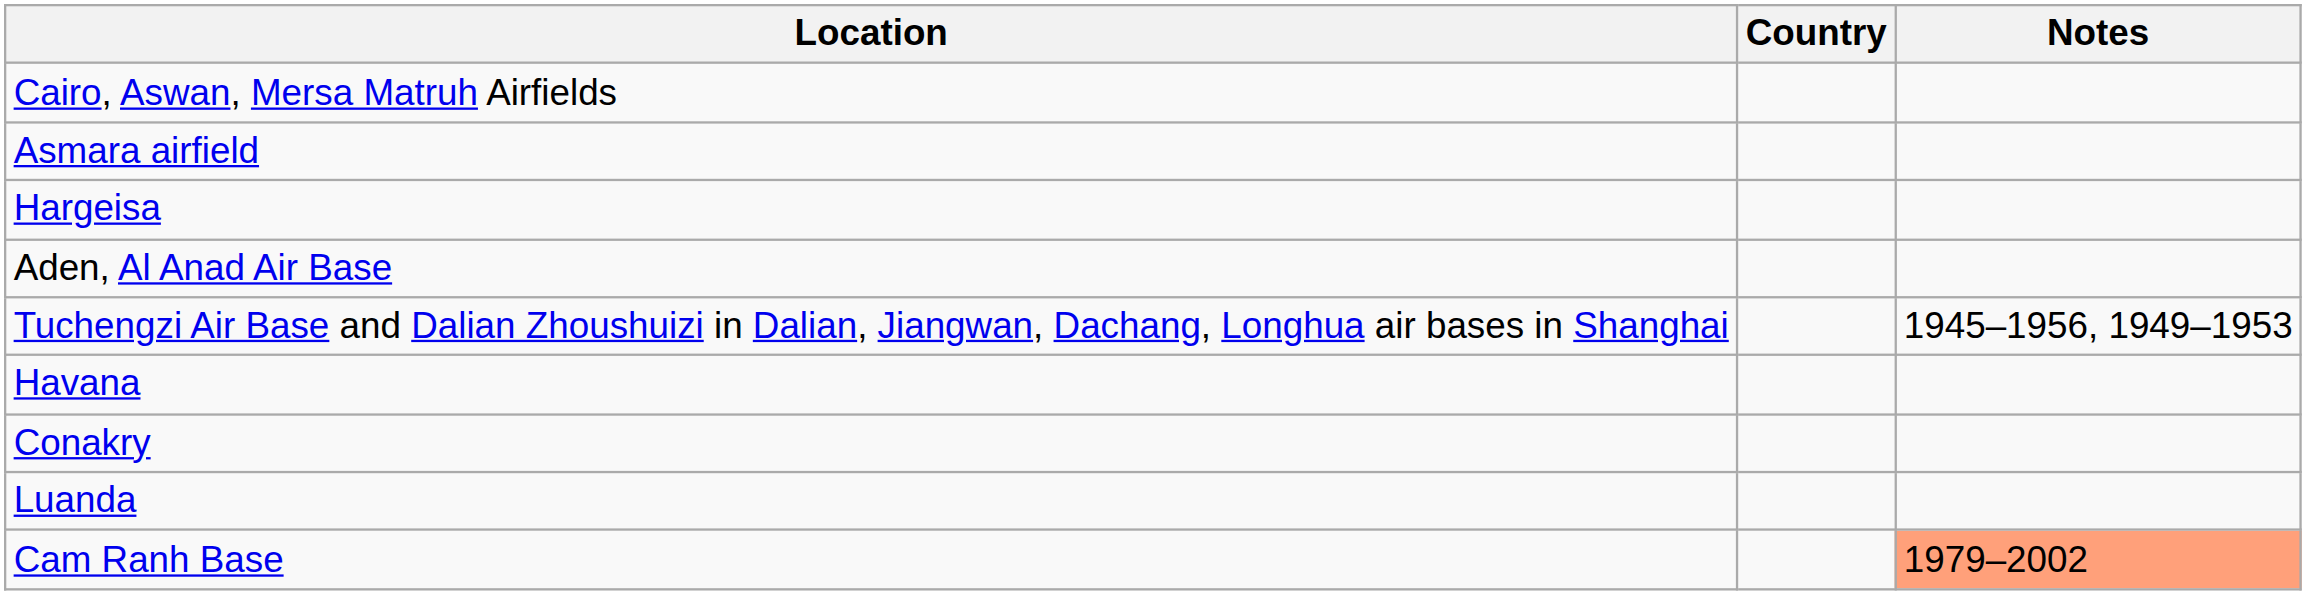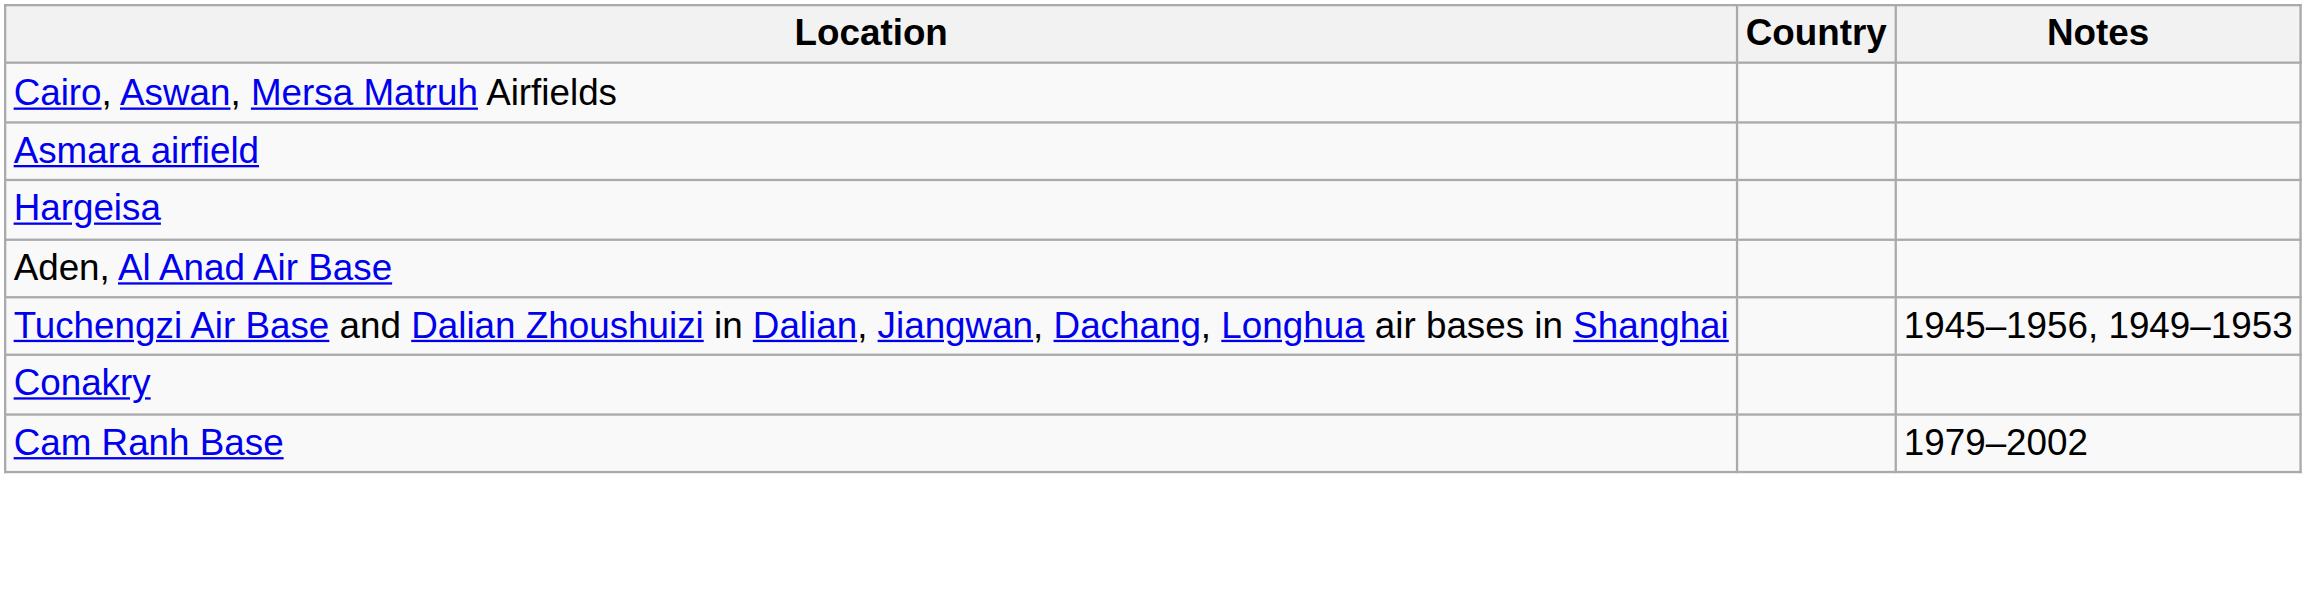- row: (77, 383)
- row: (75, 500)
(1996, 558) lightsalmon background -> (1996, 442) no background
